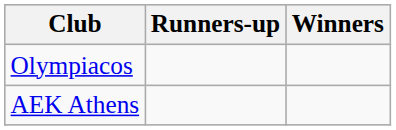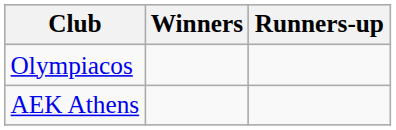columns swapped: (338, 24) <-> (215, 24)
